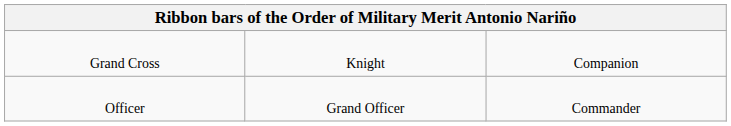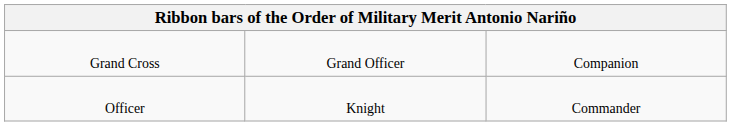(365, 63) Knight -> (365, 63) Grand Officer
(365, 108) Grand Officer -> (365, 108) Knight
